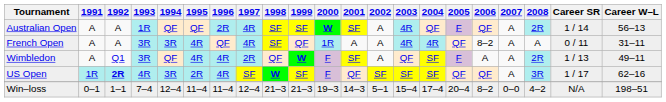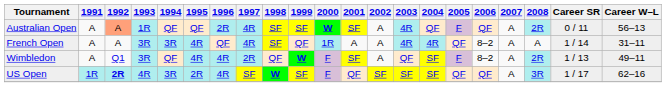(118, 27) no background -> (118, 27) lightsalmon background
(576, 27) 1 / 14 -> (576, 27) 0 / 11
(576, 43) 0 / 11 -> (576, 43) 1 / 14
(485, 58) A -> (485, 58) 8–2
- row: (26, 89)
